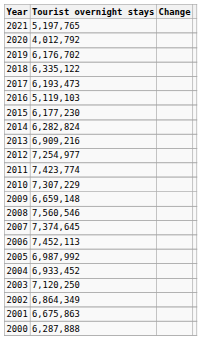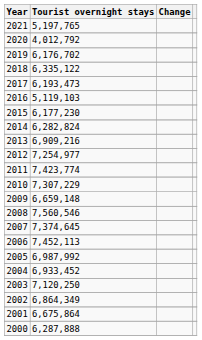(56, 314) 6,675,863 -> (56, 314) 6,675,864
